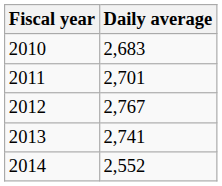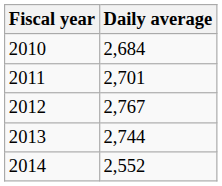(124, 48) 2,683 -> (124, 48) 2,684
(124, 136) 2,741 -> (124, 136) 2,744
